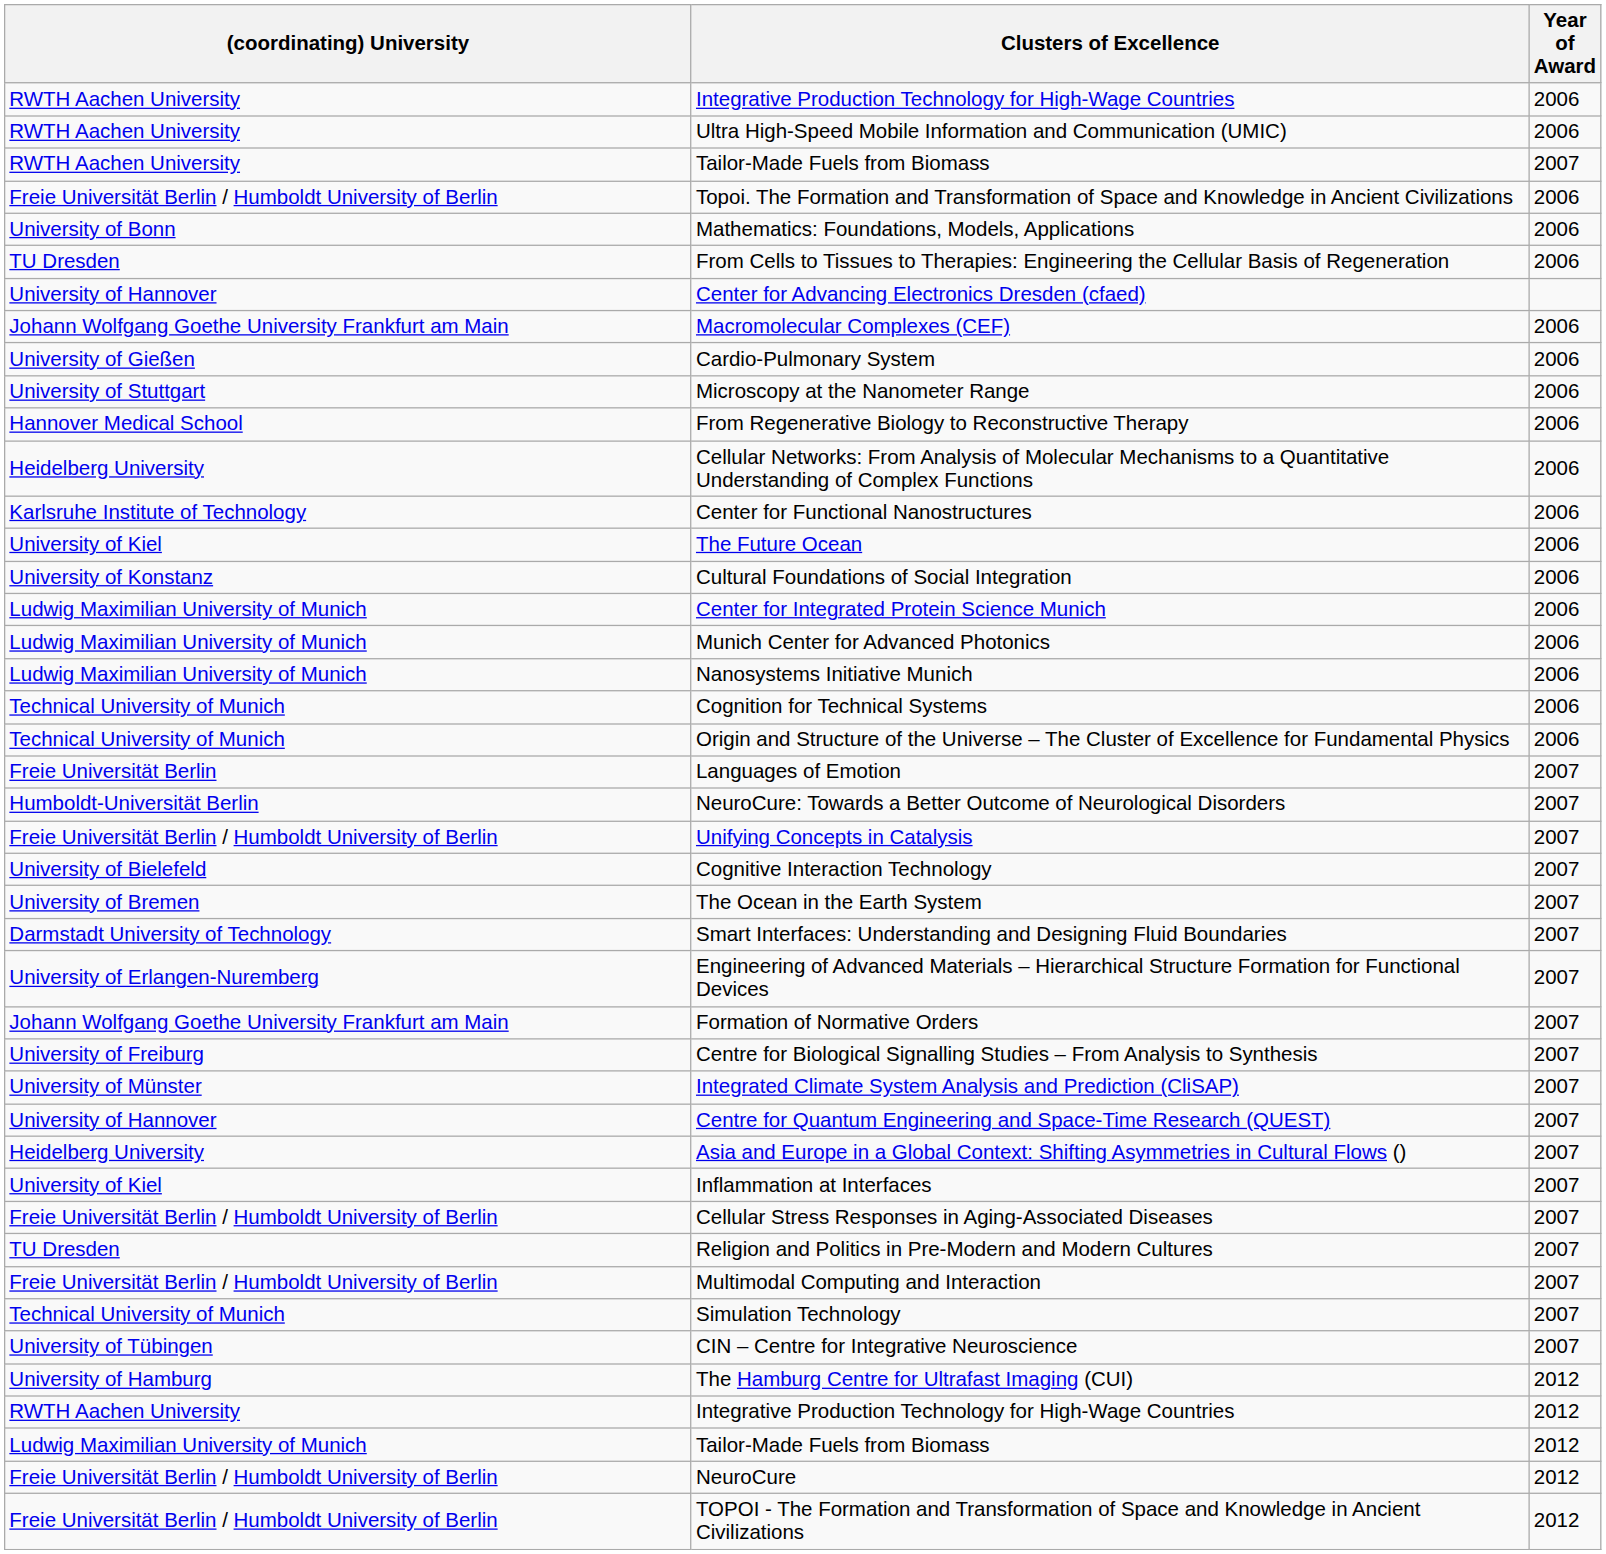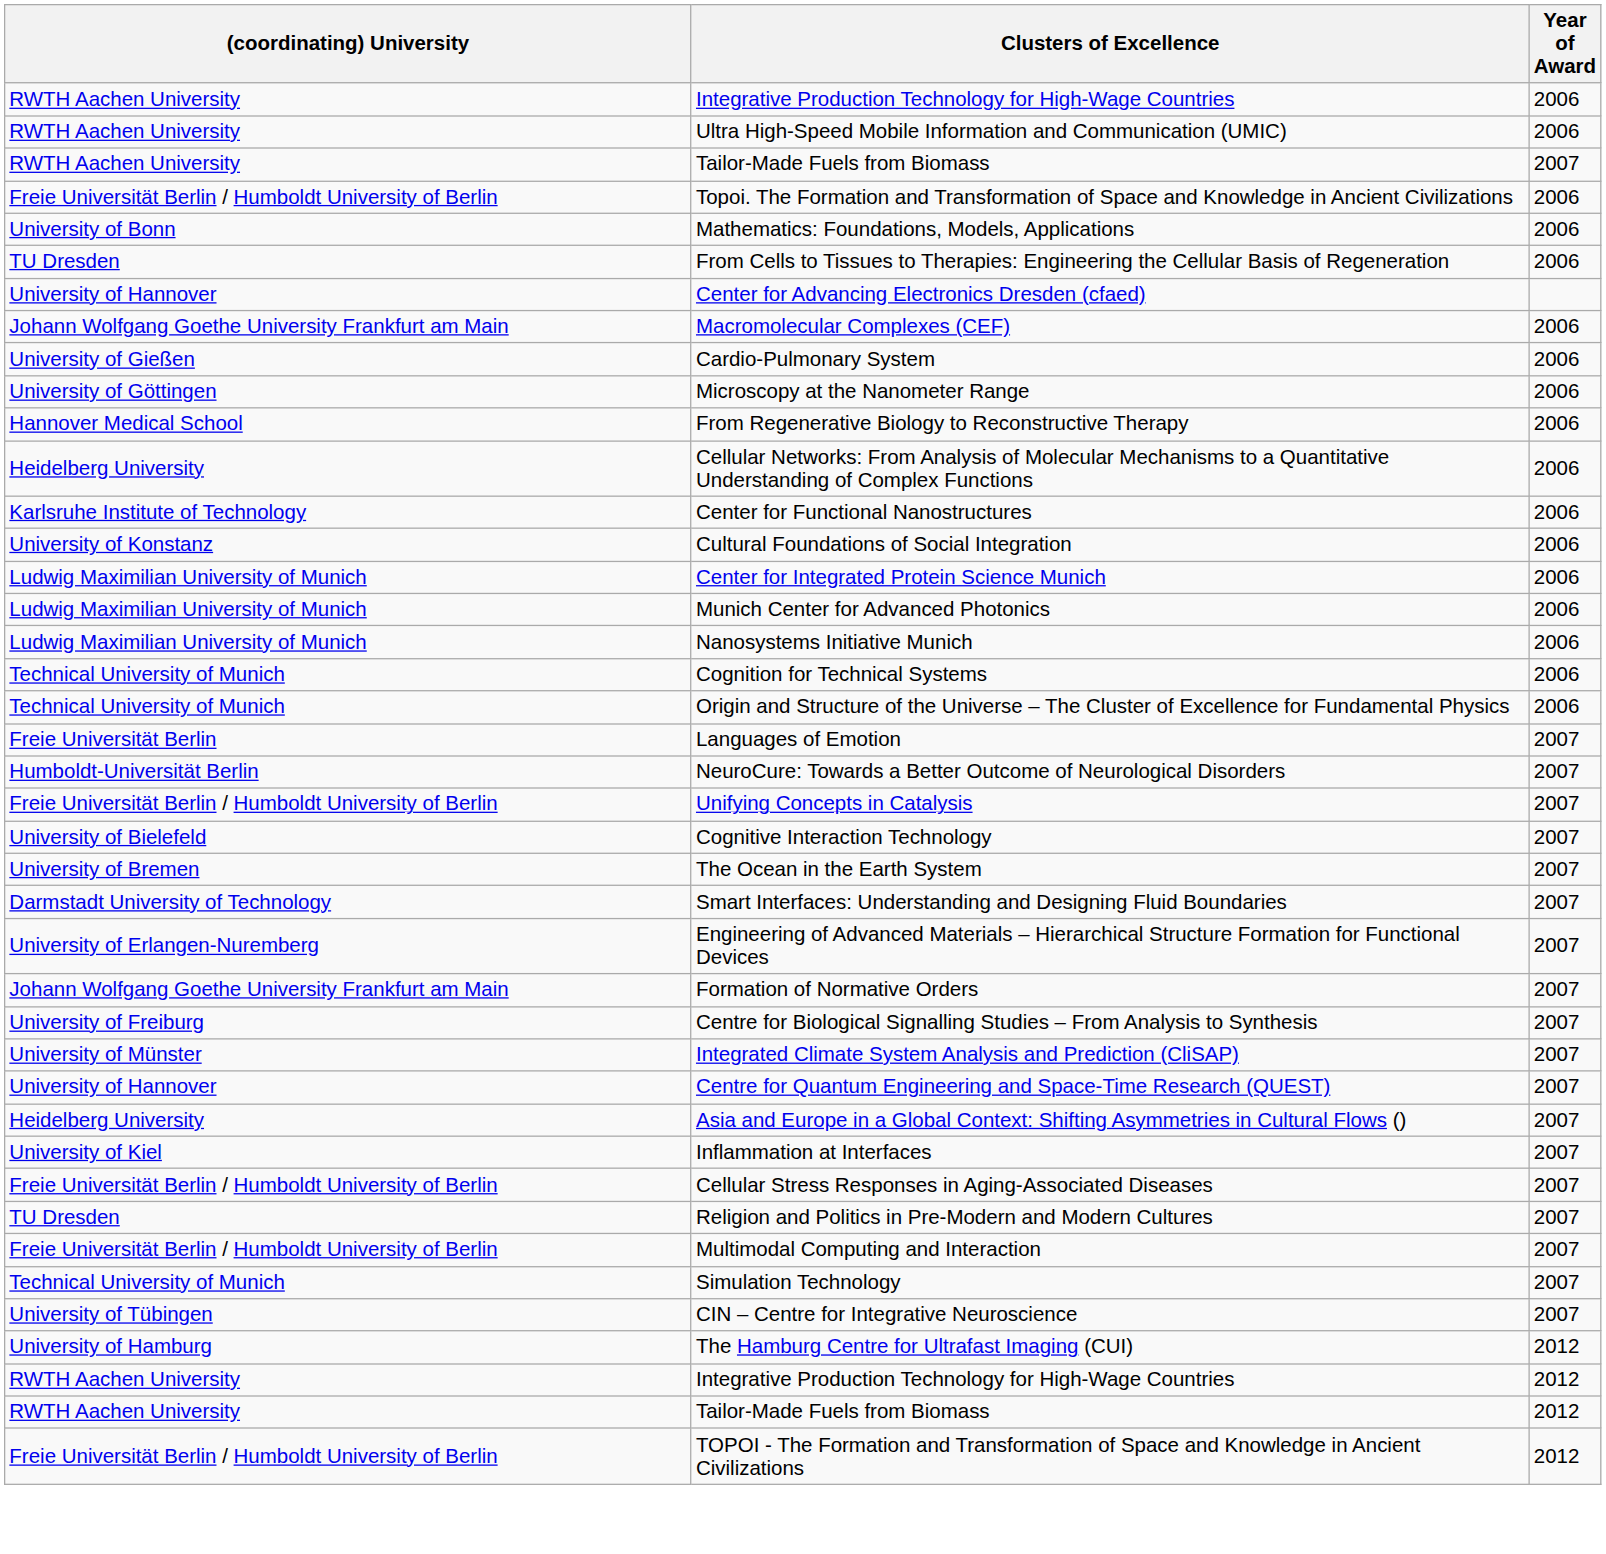(107, 391) University of Stuttgart -> (113, 391) University of Göttingen
- row: (779, 544)
(188, 1444) Ludwig Maximilian University of Munich -> (125, 1412) RWTH Aachen University
- row: (746, 1477)
